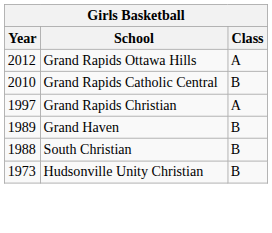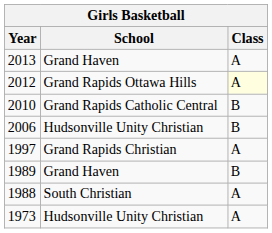+ row: (22, 60)
(236, 60) no background -> (236, 82) lightyellow background
+ row: (22, 127)
(235, 149) B -> (236, 194) A
(235, 171) B -> (236, 216) A
